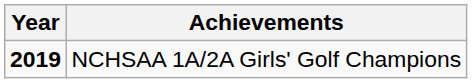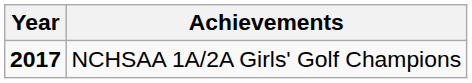(35, 58) 2019 -> (35, 58) 2017
